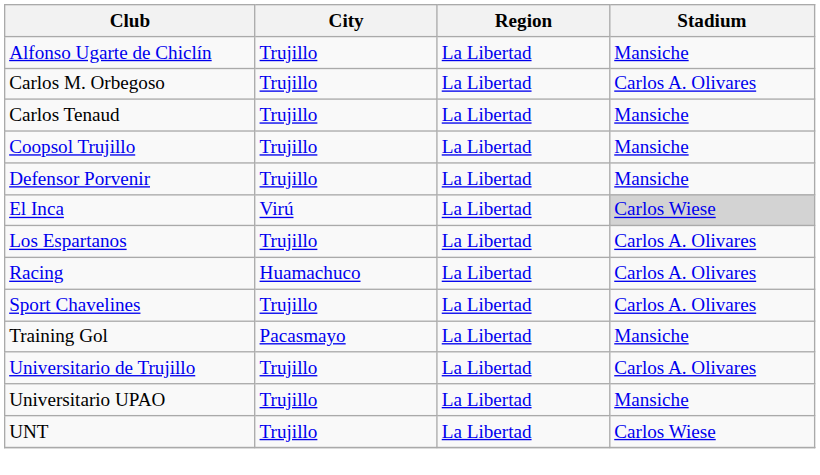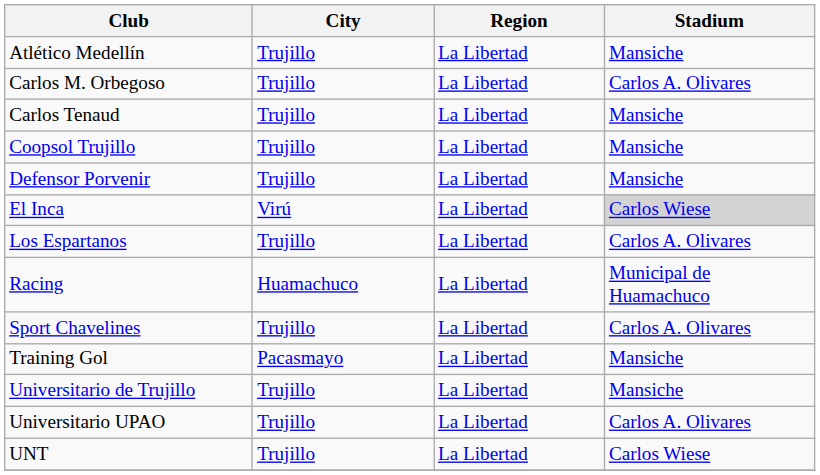- row: (110, 52)
+ row: (77, 52)
(685, 273) Carlos A. Olivares -> (660, 284) Municipal de Huamachuco
(685, 368) Carlos A. Olivares -> (646, 390) Mansiche
(651, 399) Mansiche -> (680, 422) Carlos A. Olivares
